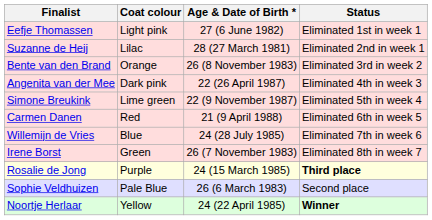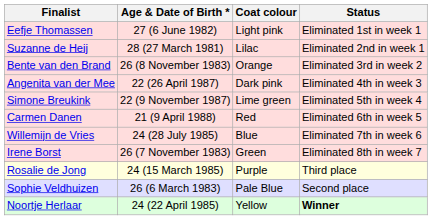columns swapped: (242, 13) <-> (151, 13)
(331, 170) bold -> (329, 170) normal
